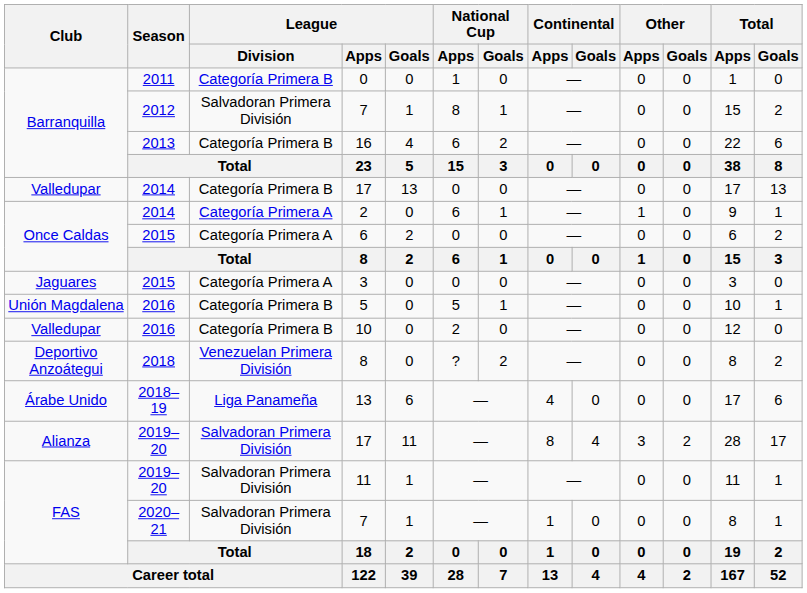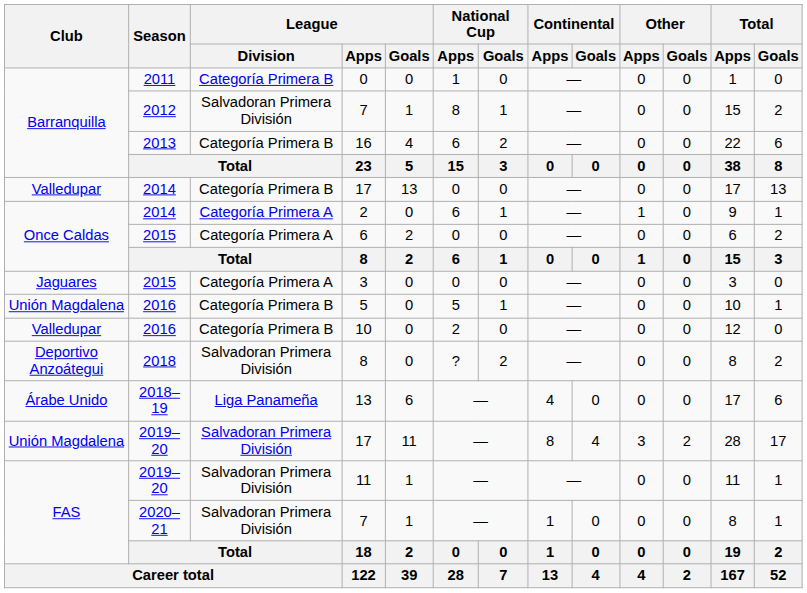(266, 361) Venezuelan Primera División -> (266, 361) Salvadoran Primera División
(66, 440) Alianza -> (66, 440) Unión Magdalena
